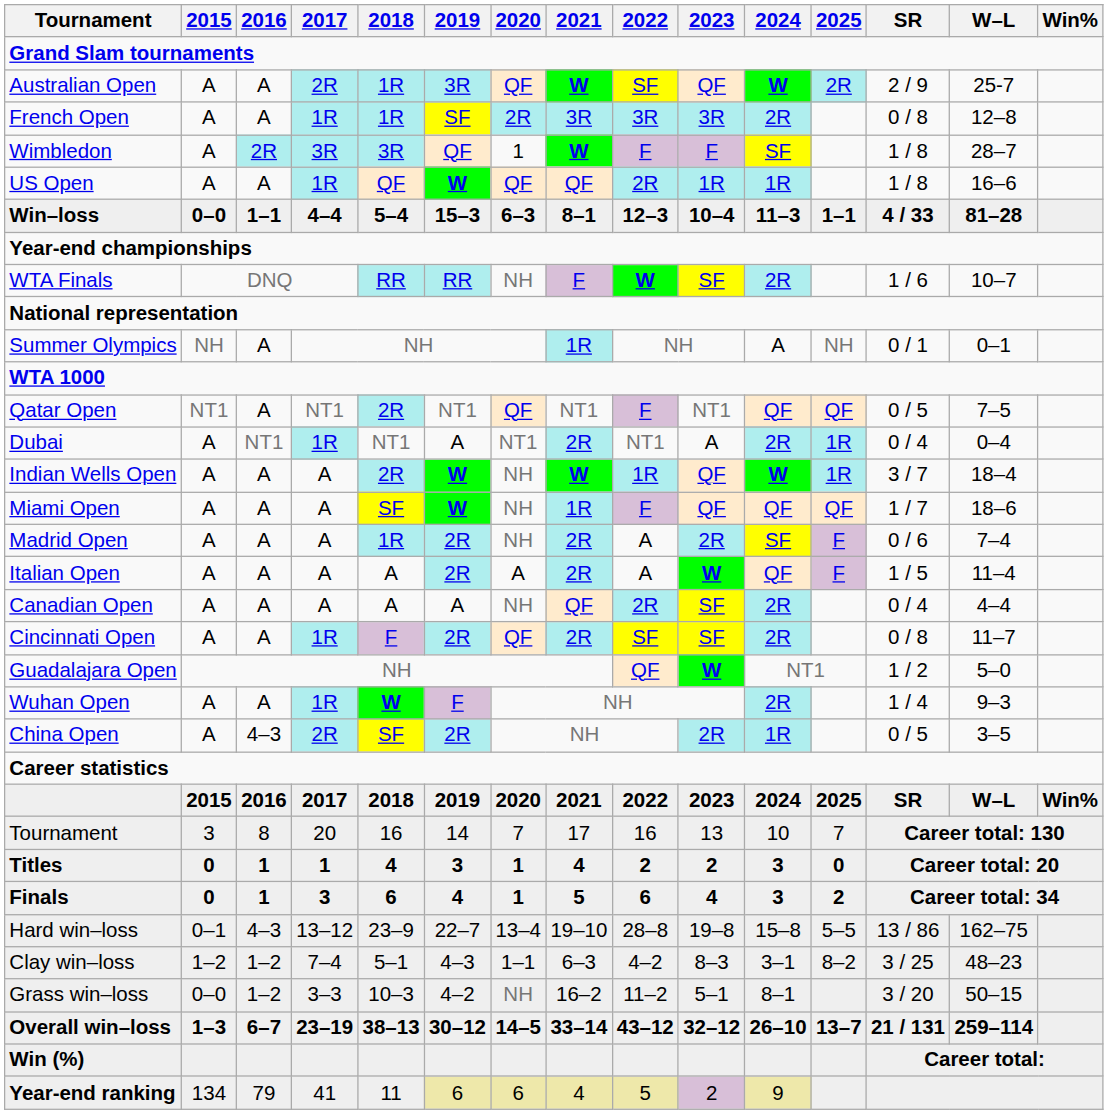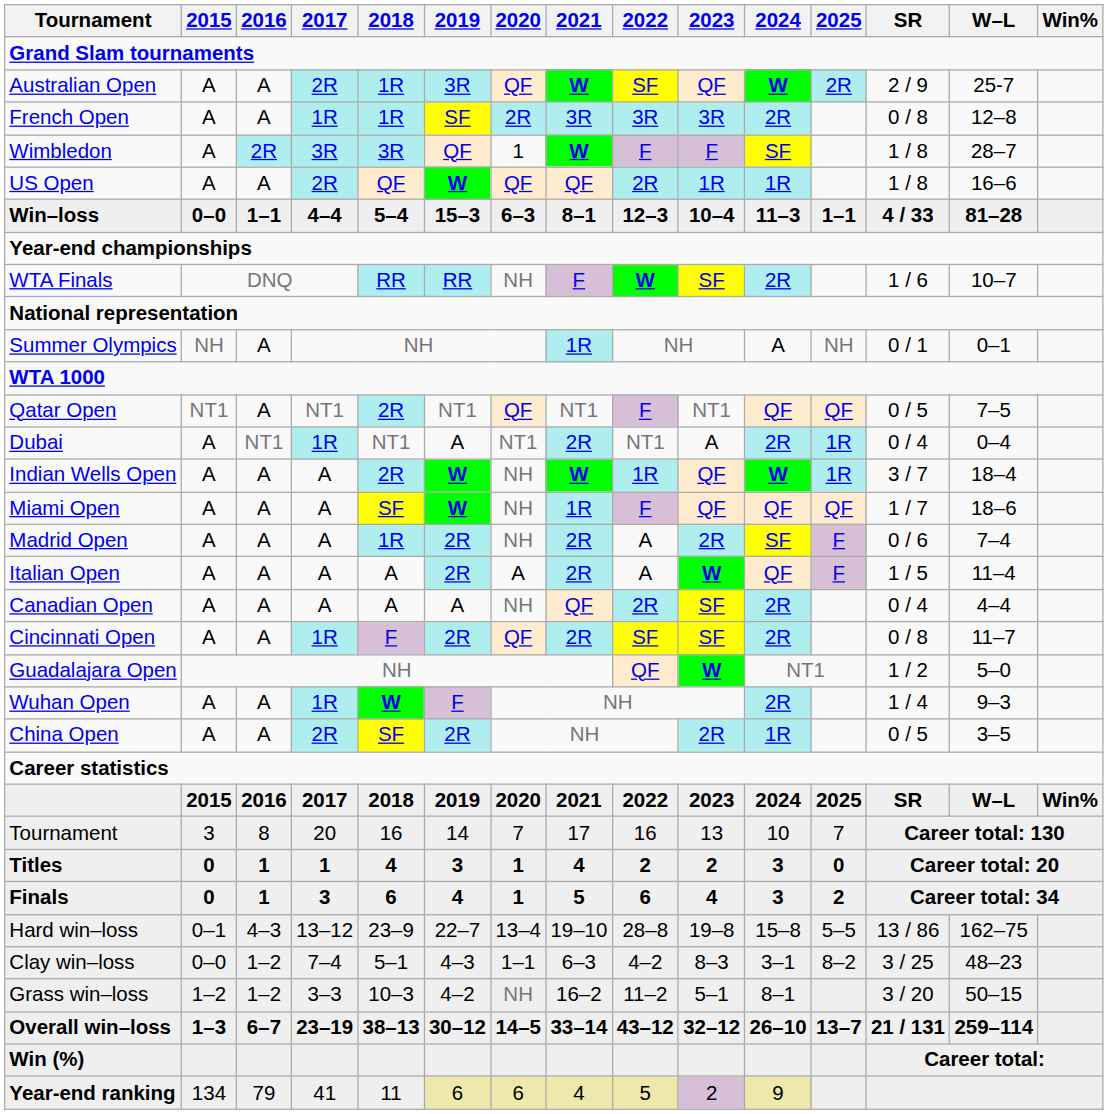(325, 183) 1R -> (325, 183) 2R
(264, 735) 4–3 -> (264, 735) A
(209, 962) 1–2 -> (209, 962) 0–0
(209, 995) 0–0 -> (209, 995) 1–2
